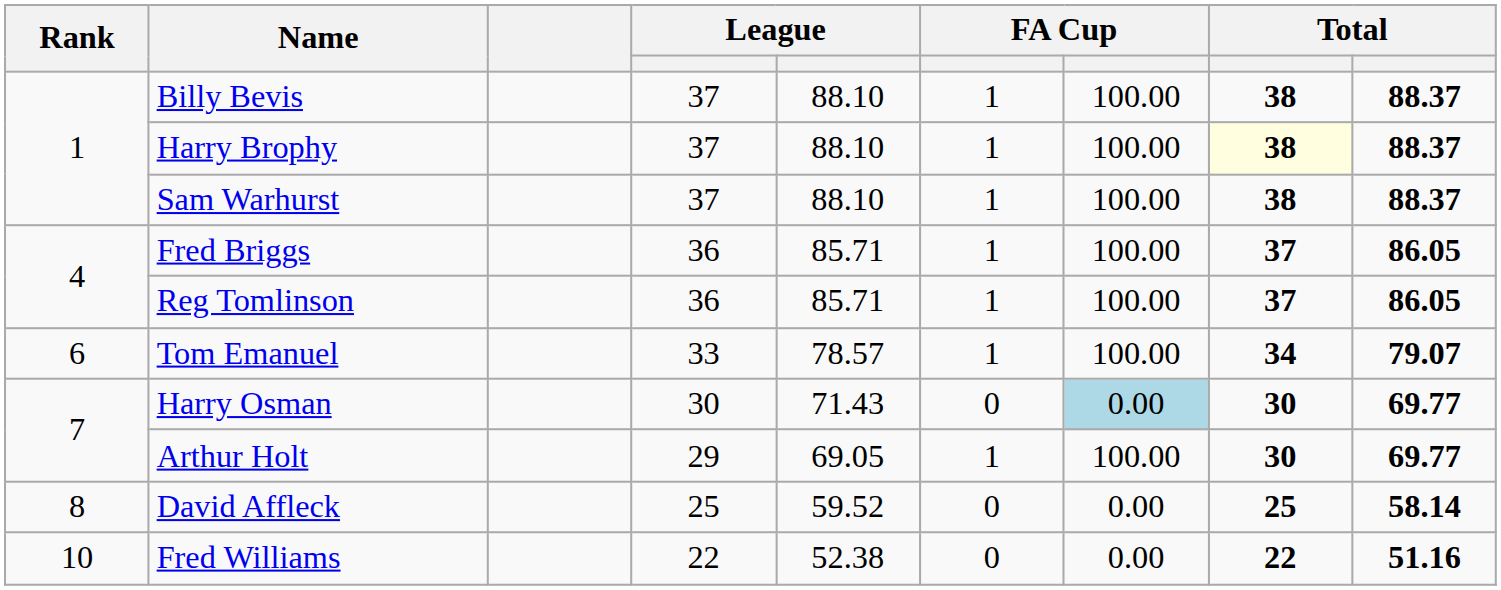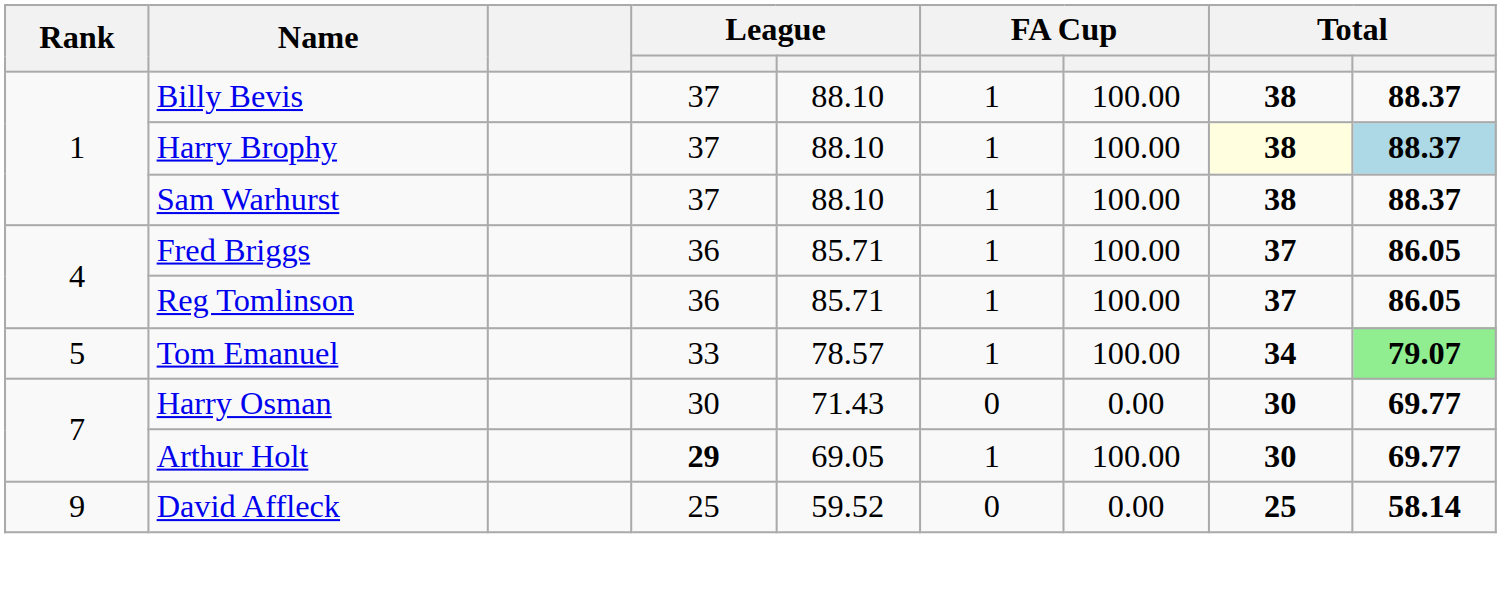(1424, 147) no background -> (1424, 147) lightblue background
(77, 352) 6 -> (77, 352) 5
(1424, 352) no background -> (1424, 352) lightgreen background
(1136, 403) lightblue background -> (1136, 403) no background
(704, 455) normal -> (704, 455) bold
(77, 506) 8 -> (77, 506) 9
- row: (249, 557)
